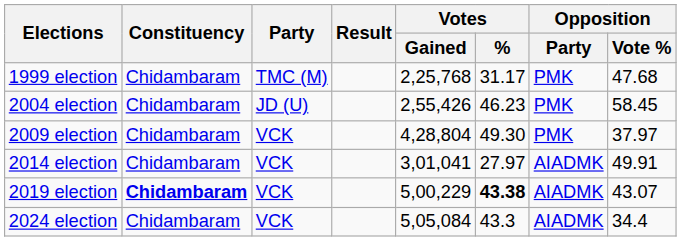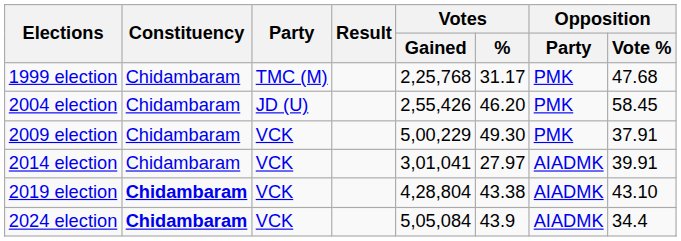(502, 105) 46.23 -> (502, 105) 46.20
(436, 134) 4,28,804 -> (436, 134) 5,00,229
(635, 134) 37.97 -> (635, 134) 37.91
(635, 163) 49.91 -> (635, 163) 39.91
(436, 192) 5,00,229 -> (436, 192) 4,28,804
(502, 192) bold -> (502, 192) normal
(635, 192) 43.07 -> (635, 192) 43.10
(183, 221) normal -> (187, 221) bold
(497, 221) 43.3 -> (497, 221) 43.9
